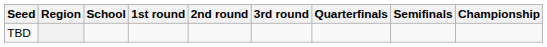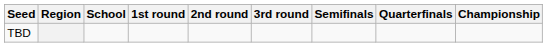columns swapped: (351, 14) <-> (423, 14)
